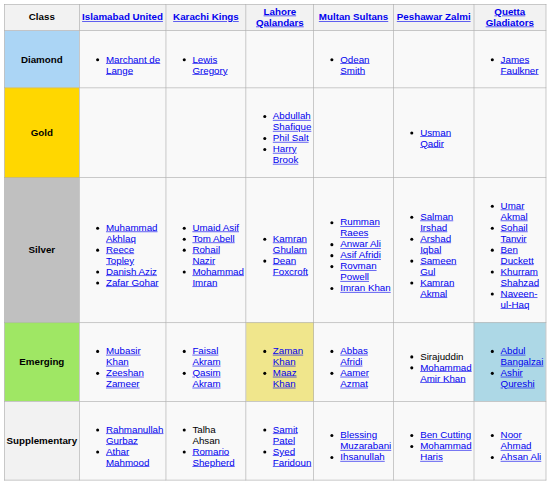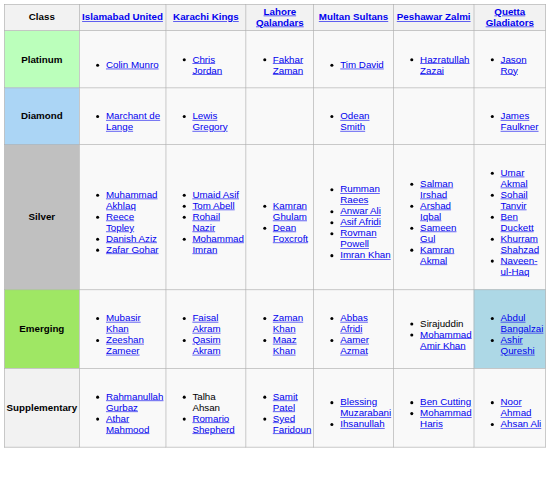+ row: (42, 59)
- row: (42, 132)
(280, 367) khaki background -> (280, 334) no background
